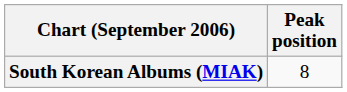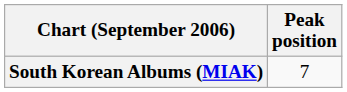(305, 71) 8 -> (305, 71) 7
